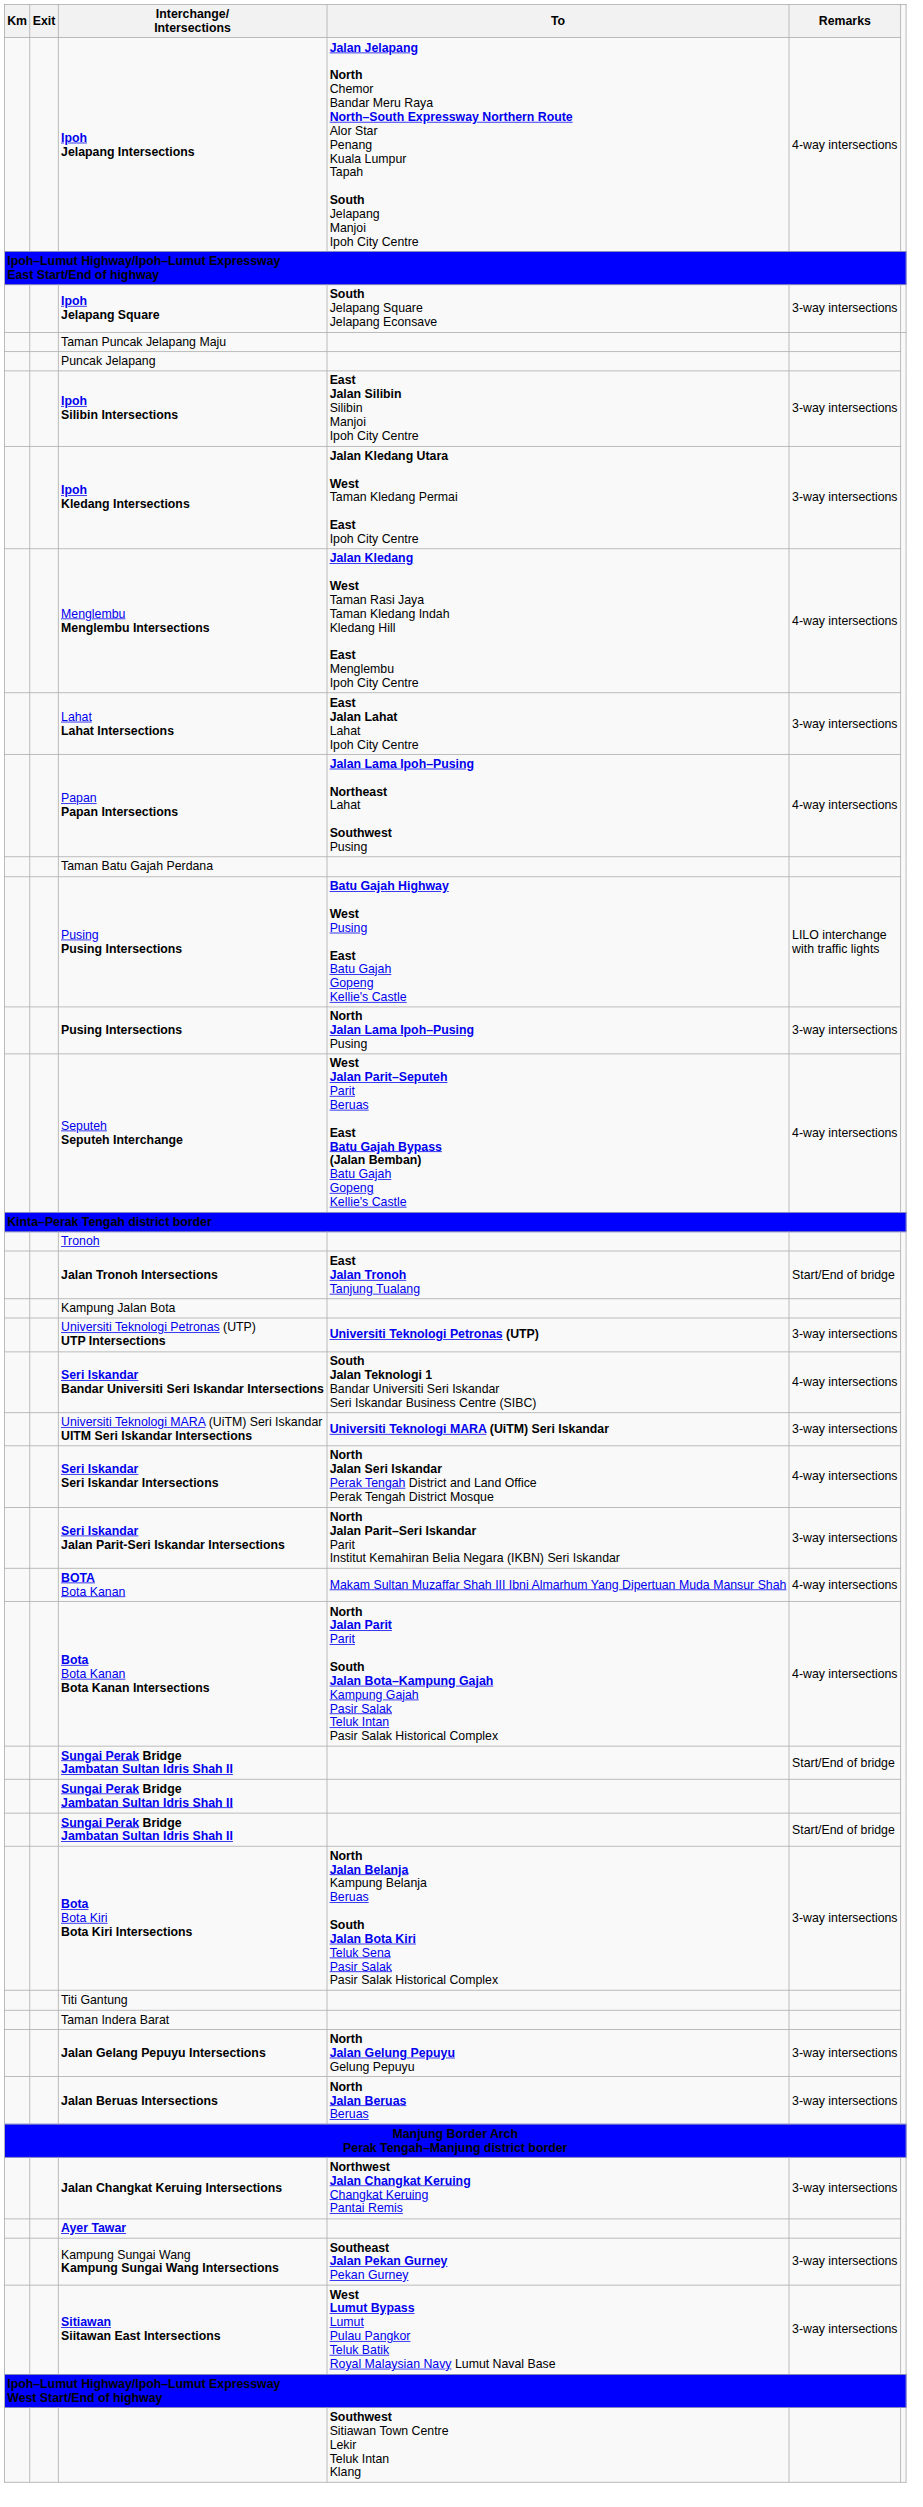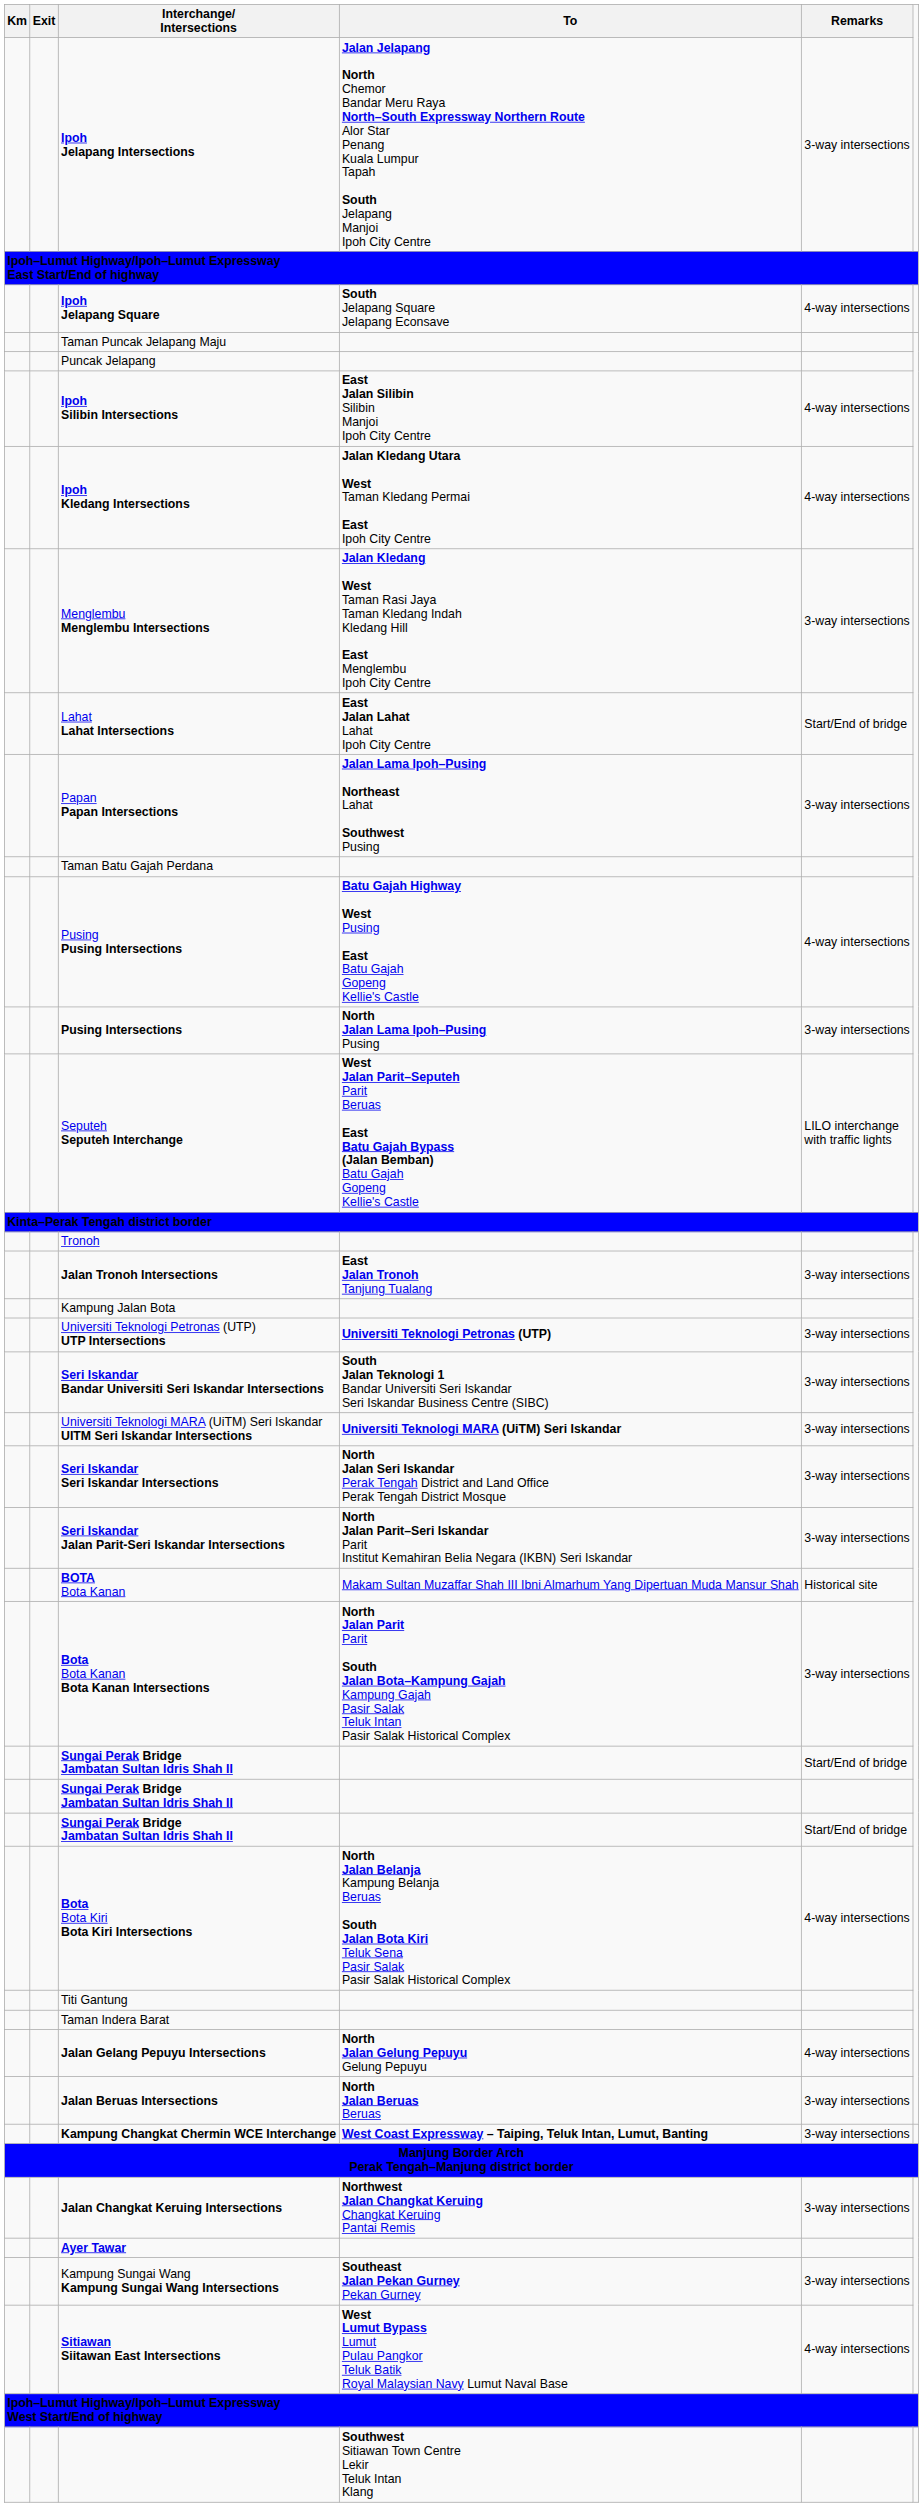(845, 144) 4-way intersections -> (857, 144) 3-way intersections
(845, 308) 3-way intersections -> (857, 308) 4-way intersections
(845, 408) 3-way intersections -> (857, 408) 4-way intersections
(845, 497) 3-way intersections -> (857, 497) 4-way intersections
(845, 621) 4-way intersections -> (857, 621) 3-way intersections
(845, 723) 3-way intersections -> (856, 723) Start/End of bridge
(845, 805) 4-way intersections -> (857, 805) 3-way intersections
(839, 941) LILO interchange with traffic lights -> (857, 941) 4-way intersections
(845, 1133) 4-way intersections -> (852, 1133) LILO interchange with traffic lights
(843, 1275) Start/End of bridge -> (857, 1275) 3-way intersections
(845, 1382) 4-way intersections -> (857, 1382) 3-way intersections
(845, 1476) 4-way intersections -> (857, 1476) 3-way intersections
(845, 1585) 4-way intersections -> (841, 1585) Historical site
(845, 1673) 4-way intersections -> (857, 1673) 3-way intersections
(845, 1918) 3-way intersections -> (857, 1918) 4-way intersections
(845, 2053) 3-way intersections -> (857, 2053) 4-way intersections
+ row: (199, 2133)
(845, 2329) 3-way intersections -> (857, 2349) 4-way intersections
